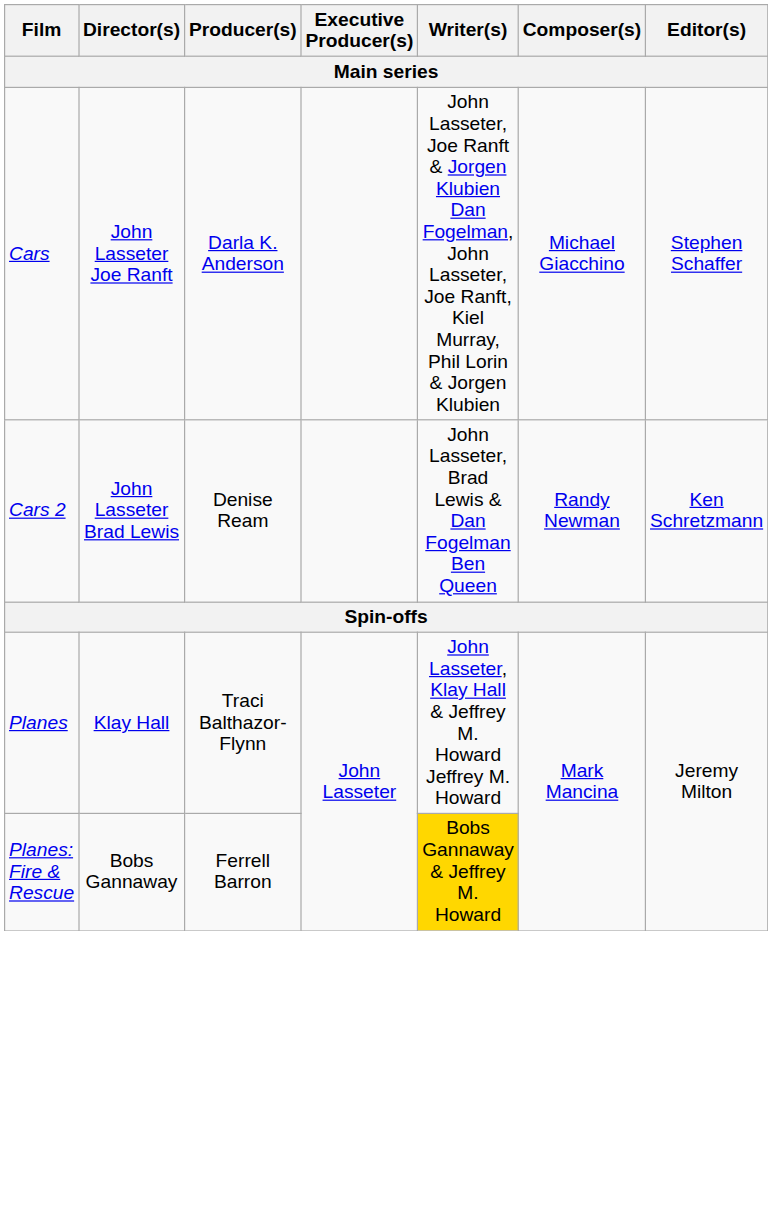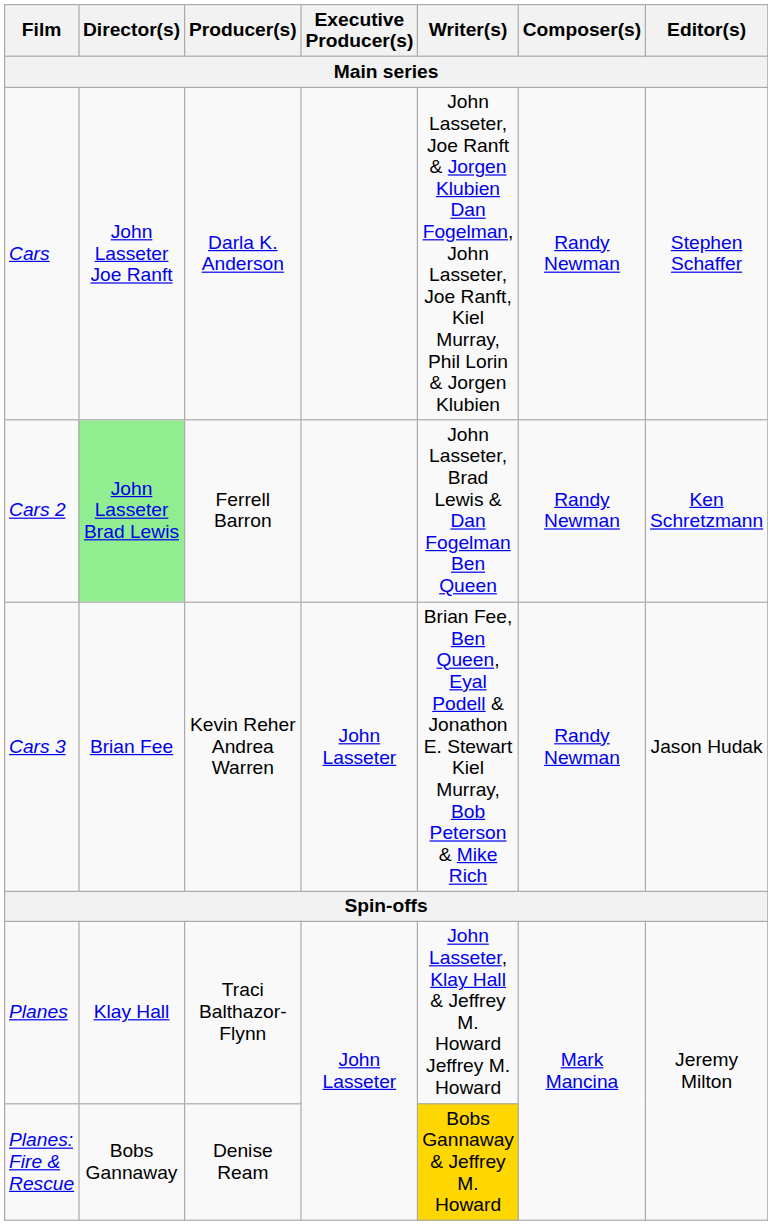(582, 253) Michael Giacchino -> (582, 253) Randy Newman
(132, 510) no background -> (132, 510) lightgreen background
(243, 510) Denise Ream -> (243, 510) Ferrell Barron
+ row: (37, 746)
(243, 872) Ferrell Barron -> (243, 1161) Denise Ream
